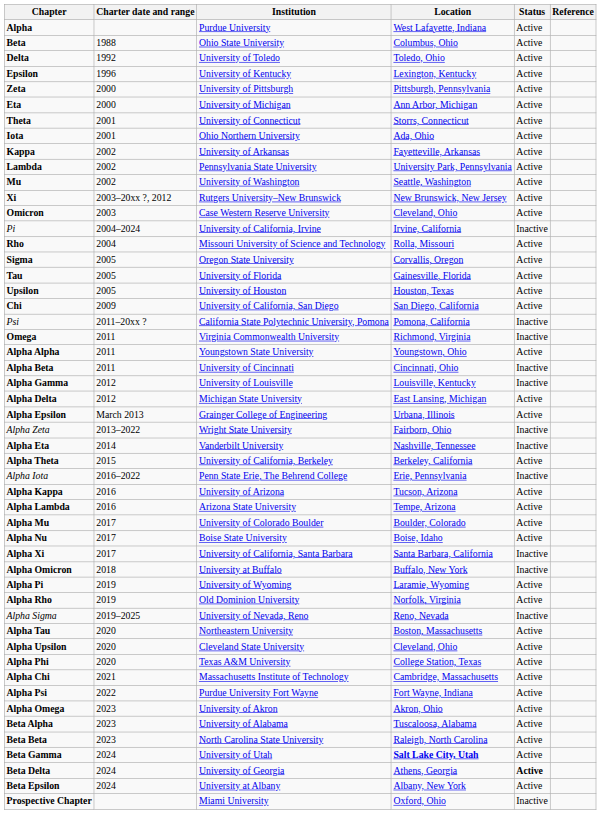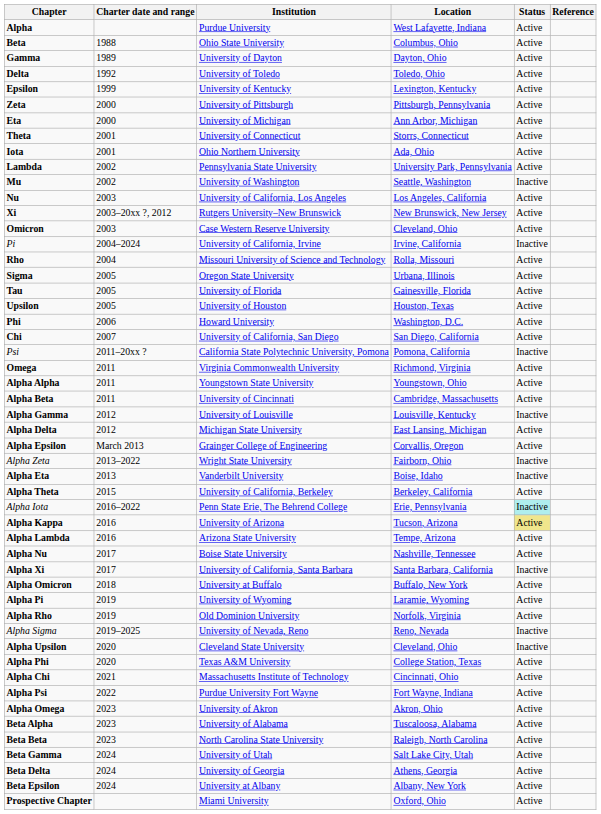+ row: (23, 58)
(106, 74) 1996 -> (106, 89) 1999
- row: (21, 151)
(529, 182) Active -> (532, 182) Inactive
+ row: (13, 197)
(428, 259) Corvallis, Oregon -> (424, 275) Urbana, Illinois
+ row: (14, 321)
(106, 306) 2009 -> (106, 337) 2007
(532, 337) Inactive -> (529, 368) Active
(426, 368) Cincinnati, Ohio -> (446, 399) Cambridge, Massachusetts
(532, 368) Inactive -> (529, 399) Active
(424, 414) Urbana, Illinois -> (428, 445) Corvallis, Oregon
(106, 445) 2014 -> (106, 476) 2013
(434, 445) Nashville, Tennessee -> (418, 476) Boise, Idaho
(532, 476) no background -> (532, 507) paleturquoise background
(529, 492) no background -> (529, 523) khaki background
- row: (28, 523)
(418, 538) Boise, Idaho -> (434, 553) Nashville, Tennessee
(532, 569) Inactive -> (529, 584) Active
- row: (28, 631)
(529, 646) Active -> (532, 646) Inactive
(446, 677) Cambridge, Massachusetts -> (426, 677) Cincinnati, Ohio
(436, 755) bold -> (433, 755) normal
(530, 770) bold -> (529, 770) normal
(532, 801) Inactive -> (529, 801) Active
